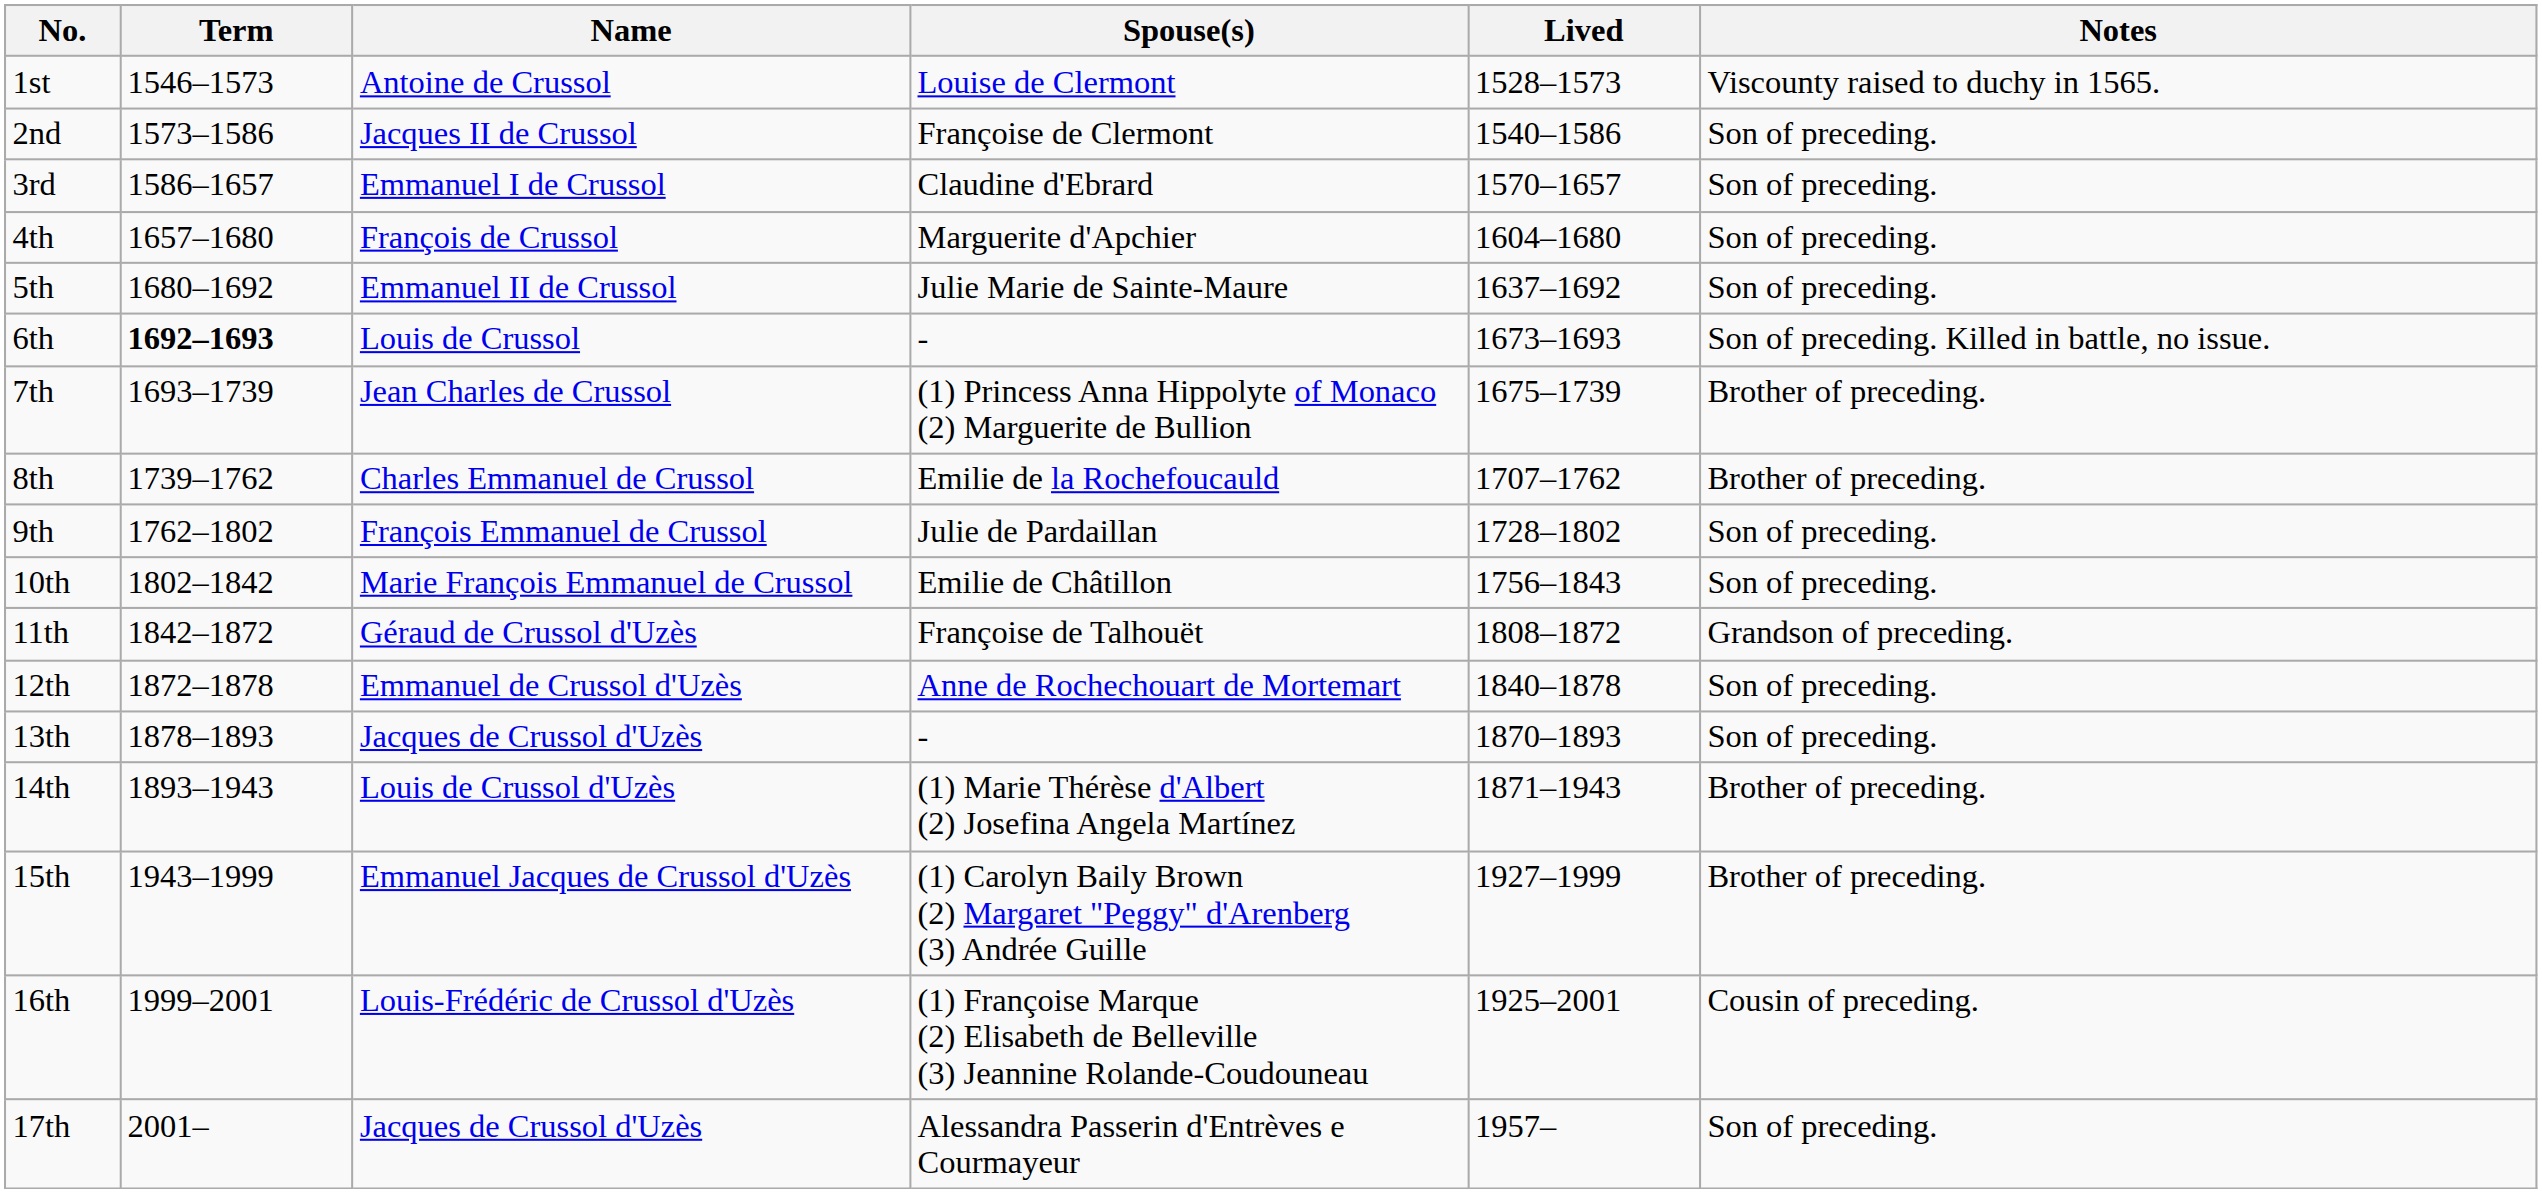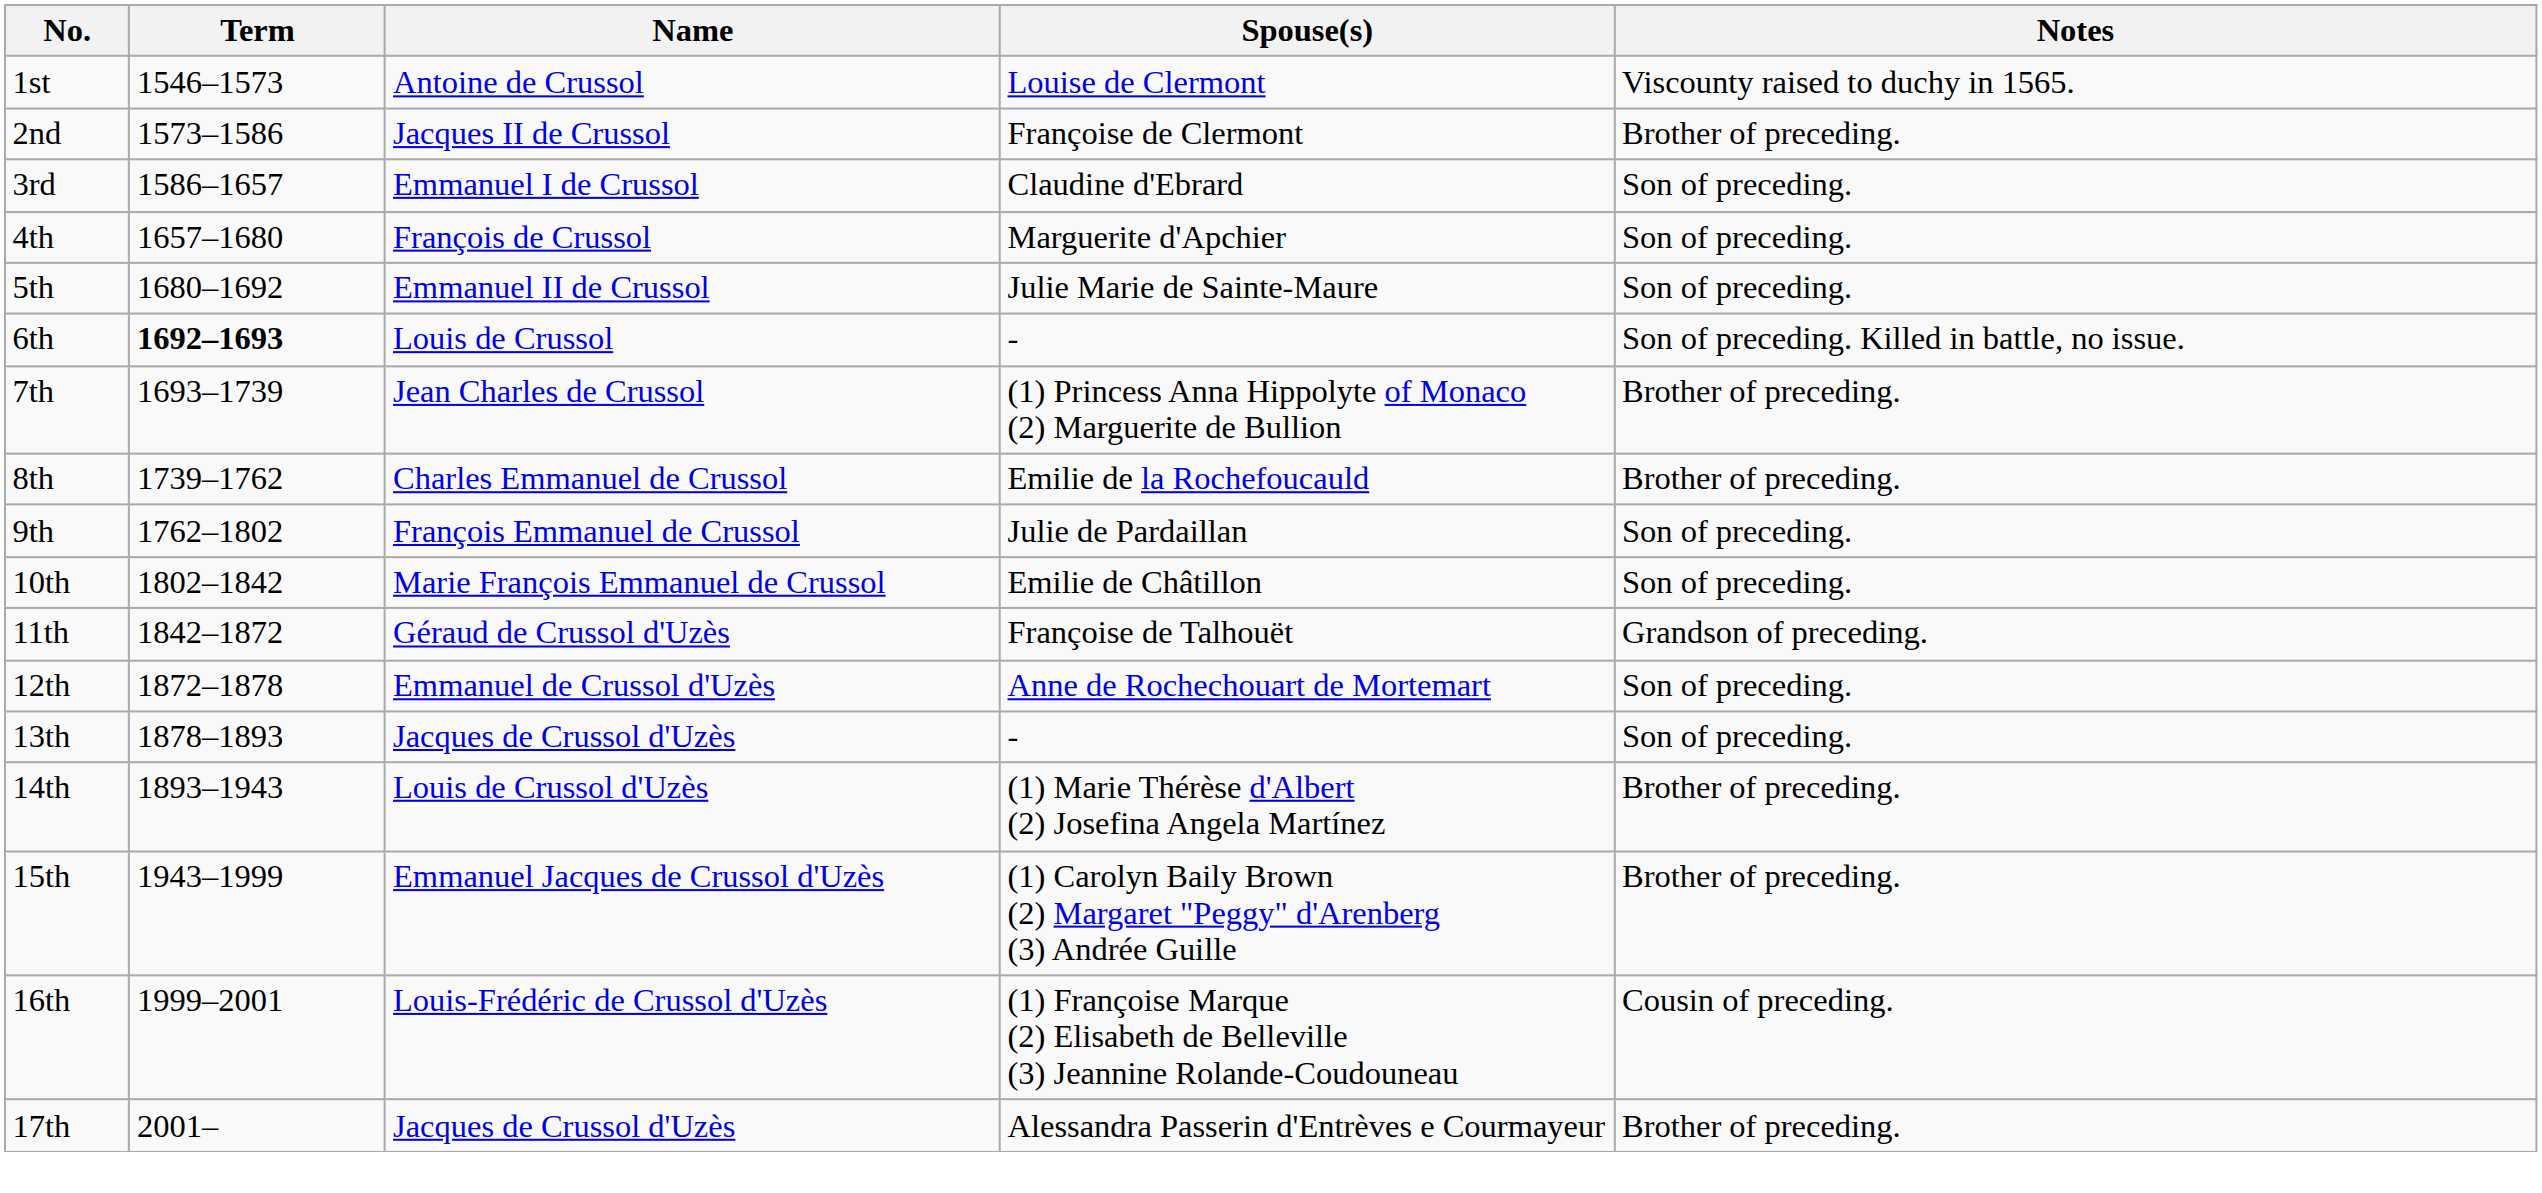- column: (1584, 30)
(1822, 133) Son of preceding. -> (1761, 133) Brother of preceding.
(1822, 1125) Son of preceding. -> (1761, 1125) Brother of preceding.
